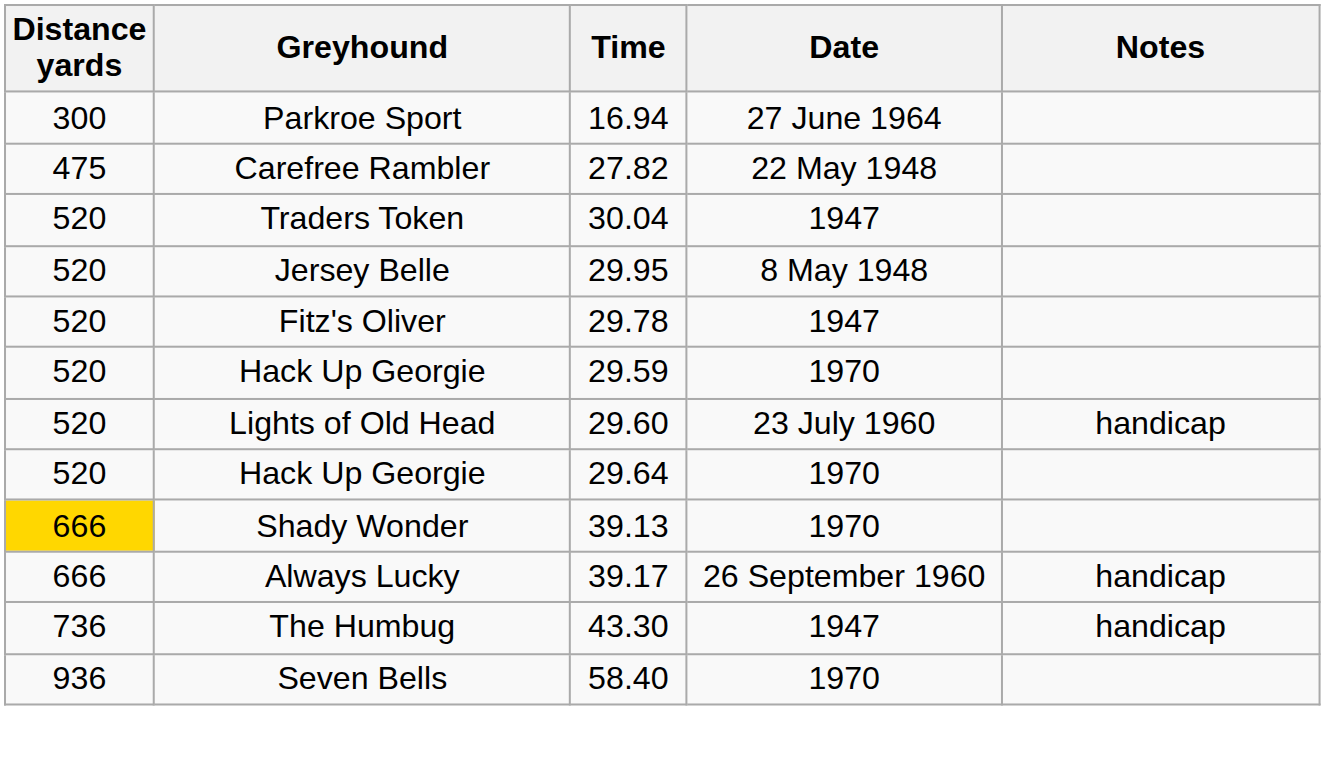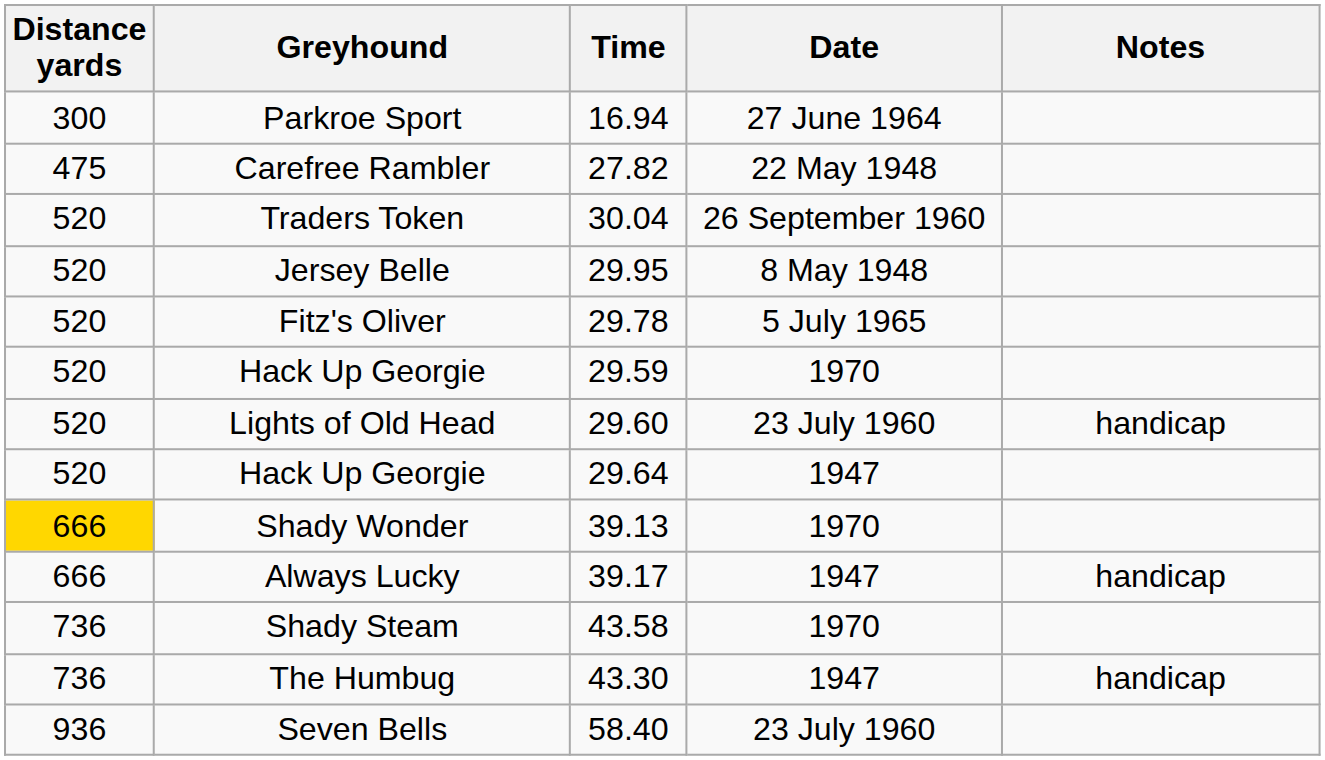(844, 219) 1947 -> (844, 219) 26 September 1960
(844, 321) 1947 -> (844, 321) 5 July 1965
(844, 474) 1970 -> (844, 474) 1947
(844, 576) 26 September 1960 -> (844, 576) 1947
+ row: (362, 627)
(844, 678) 1970 -> (844, 729) 23 July 1960
